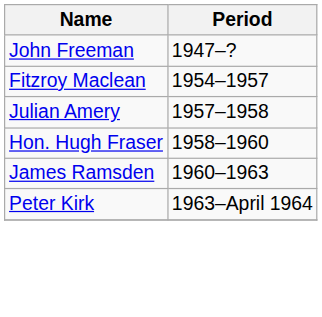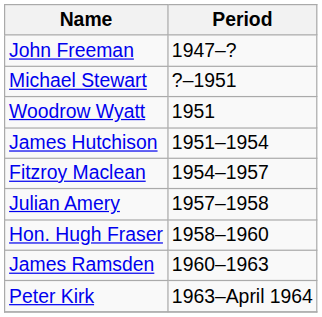+ row: (78, 81)
+ row: (77, 111)
+ row: (83, 142)
